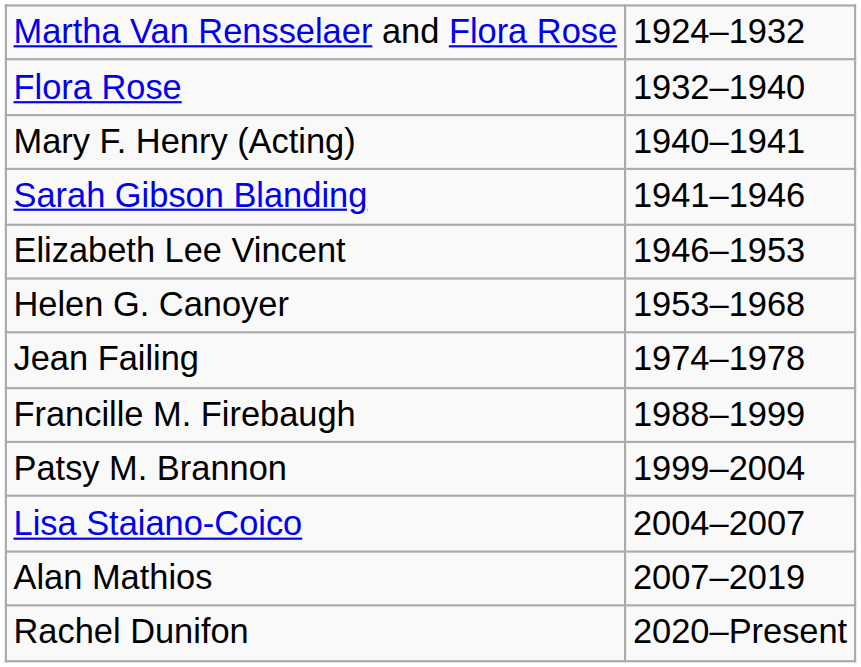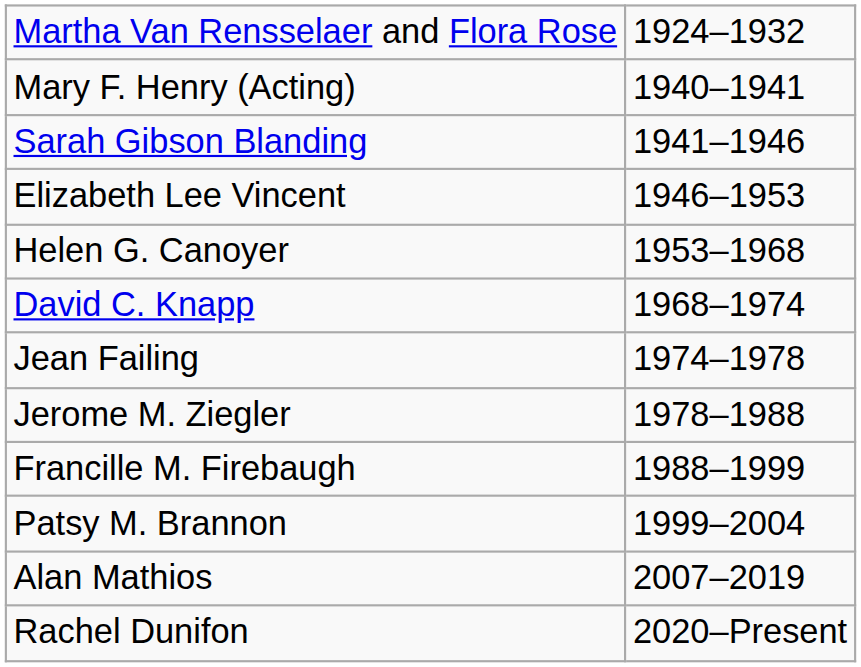- row: (98, 86)
+ row: (134, 304)
+ row: (152, 414)
- row: (158, 523)
